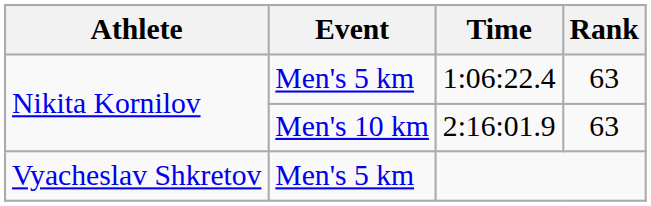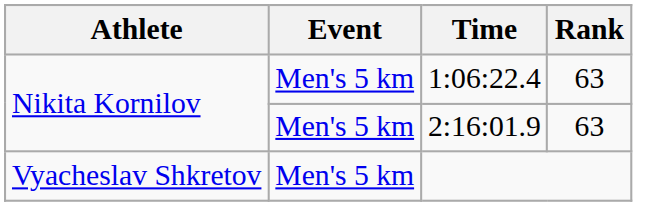(352, 127) Men's 10 km -> (345, 127) Men's 5 km
